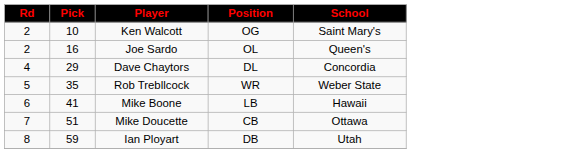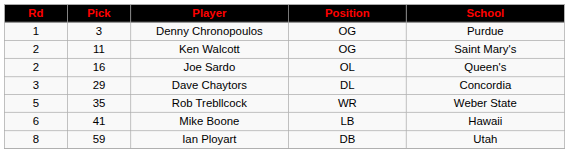+ row: (209, 31)
(72, 31) 10 -> (99, 49) 11
(27, 67) 4 -> (36, 85) 3
- row: (151, 121)
